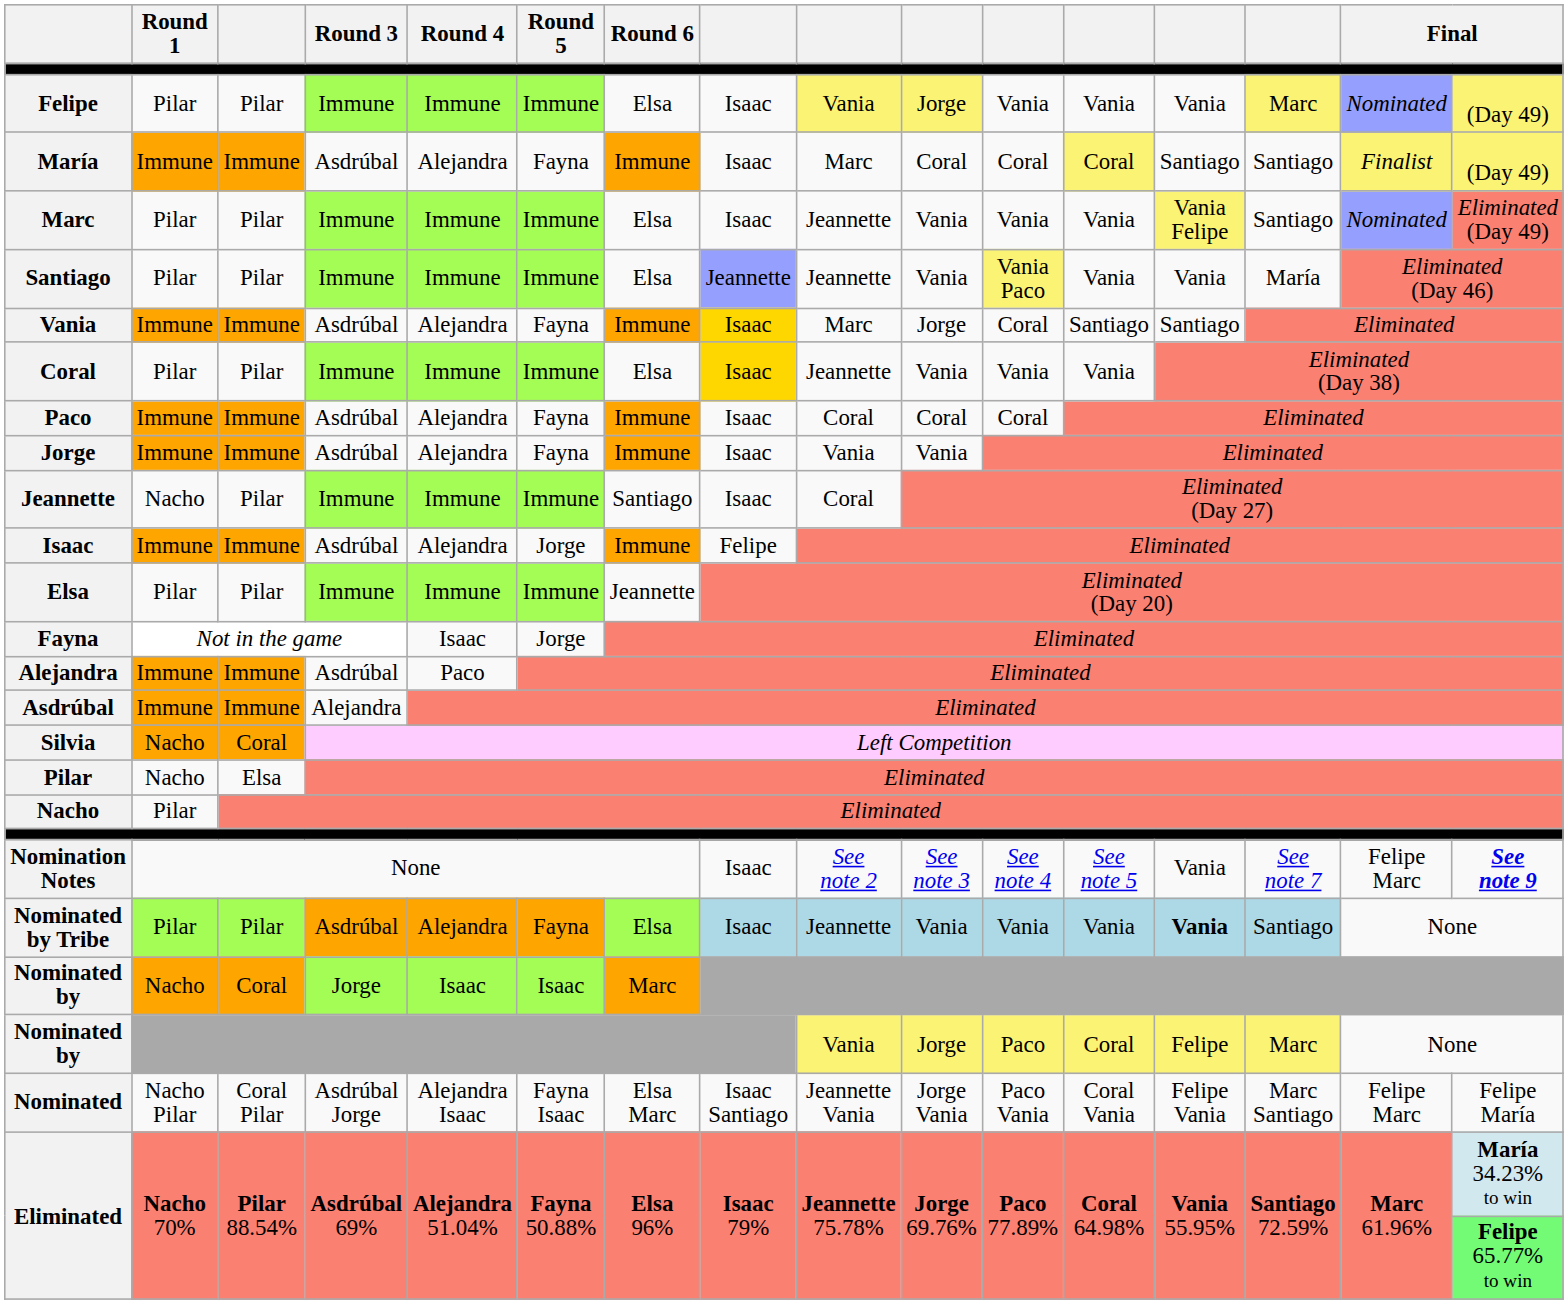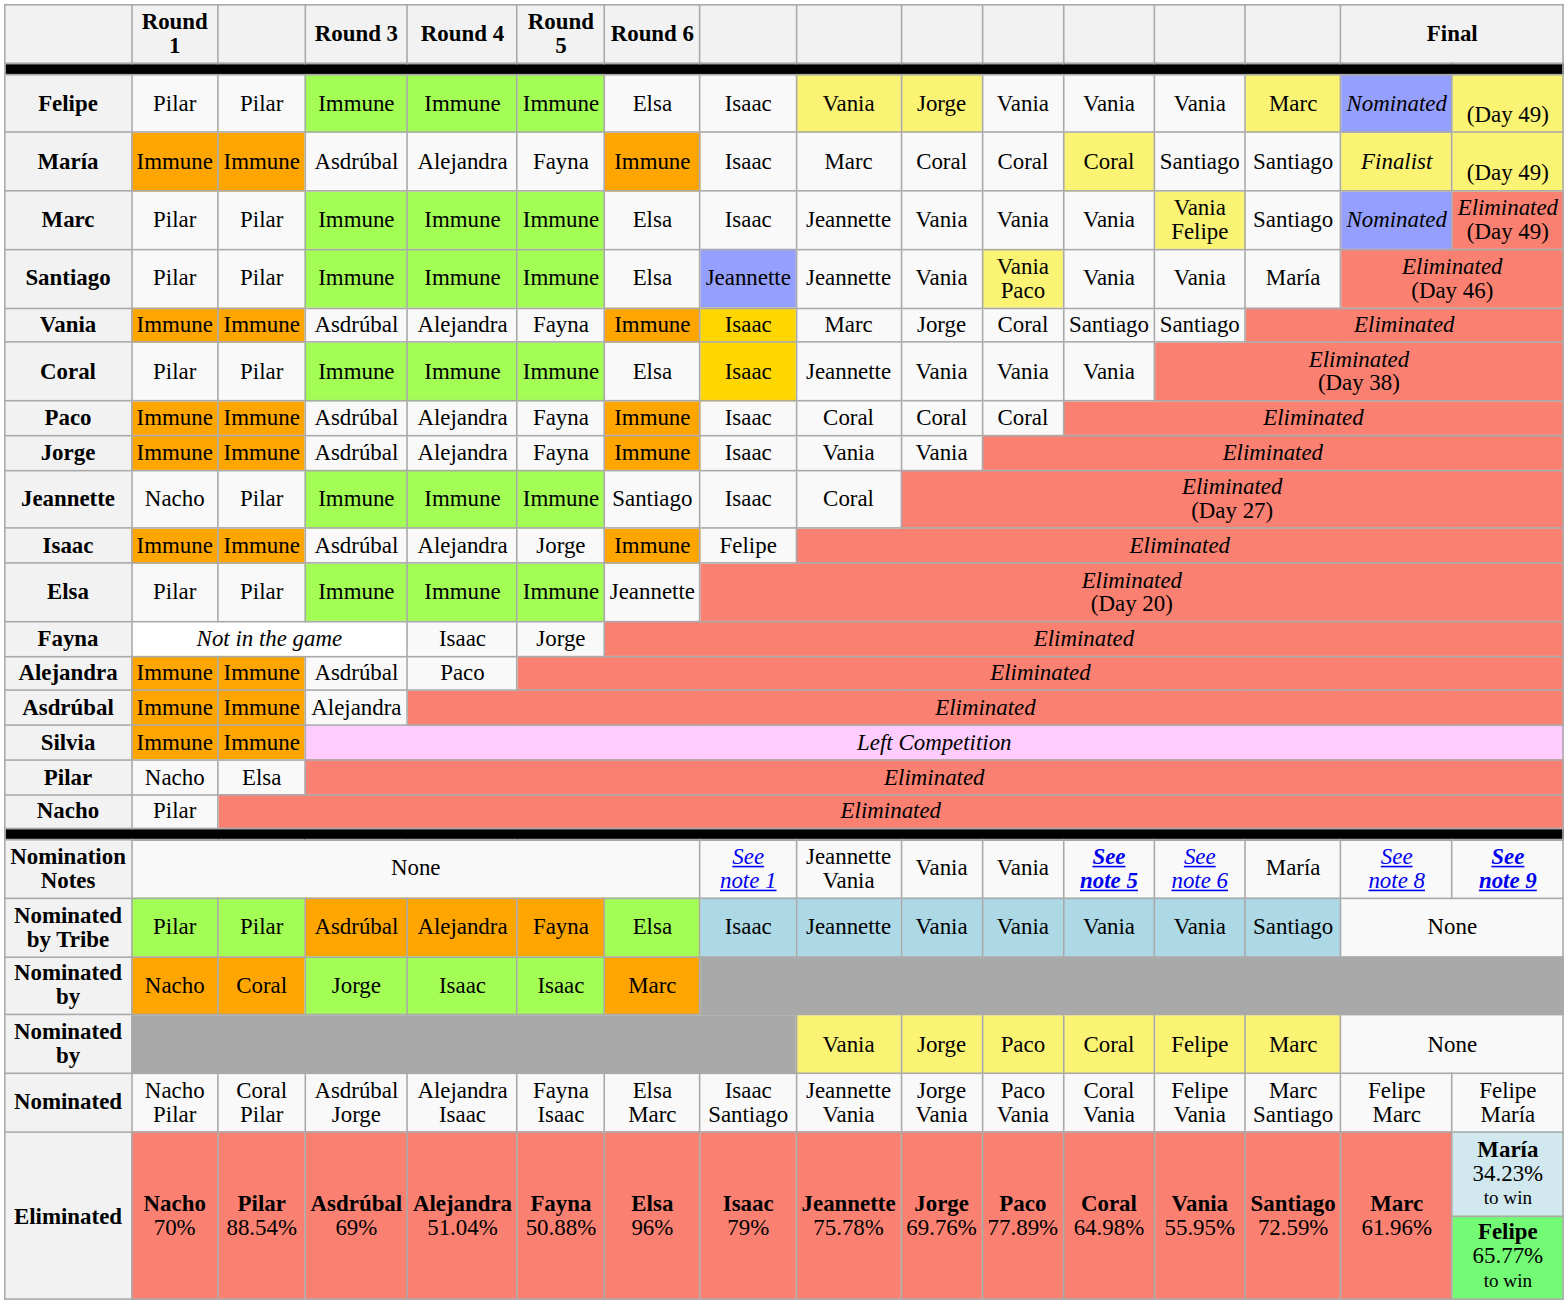(175, 742) Nacho -> (175, 742) Immune
(262, 742) Coral -> (262, 742) Immune
(748, 868) Isaac -> (748, 868) See note 1
(849, 868) See note 2 -> (849, 868) Jeannette Vania
(942, 868) See note 3 -> (942, 868) Vania
(1023, 868) See note 4 -> (1023, 868) Vania
(1109, 868) normal -> (1109, 868) bold
(1200, 868) Vania -> (1200, 868) See note 6
(1293, 868) See note 7 -> (1293, 868) María
(1397, 868) Felipe Marc -> (1397, 868) See note 8
(1200, 927) bold -> (1200, 927) normal
